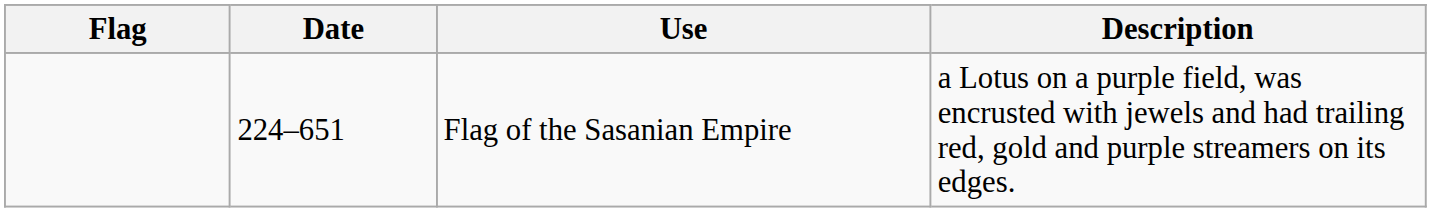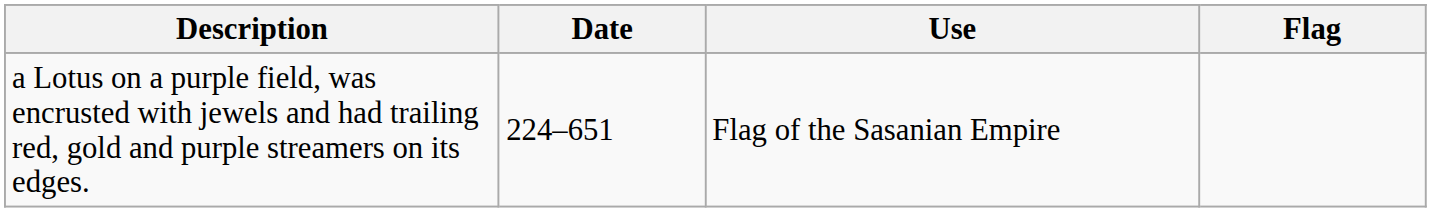columns swapped: (118, 28) <-> (1178, 28)
